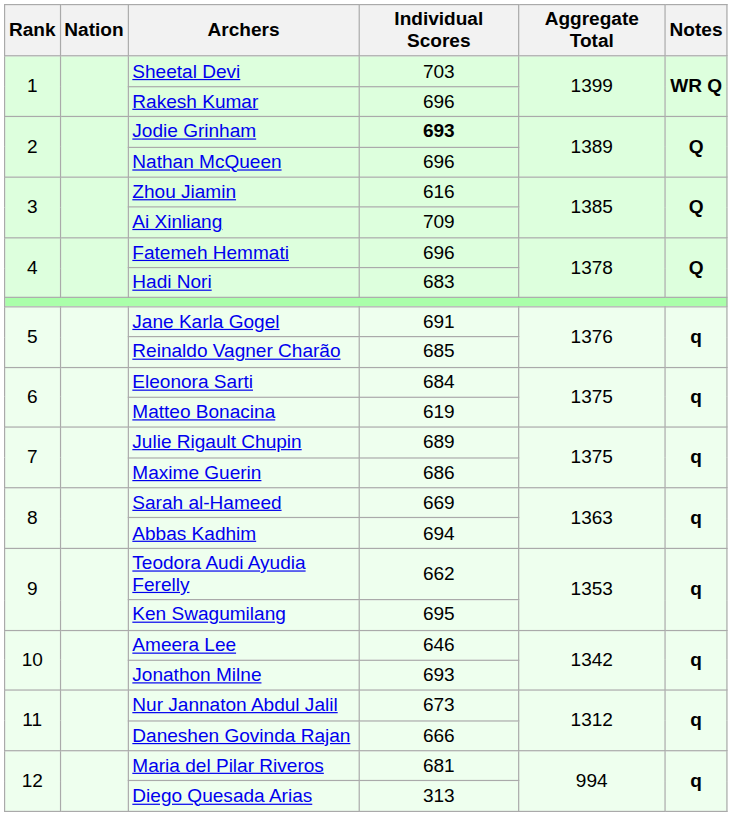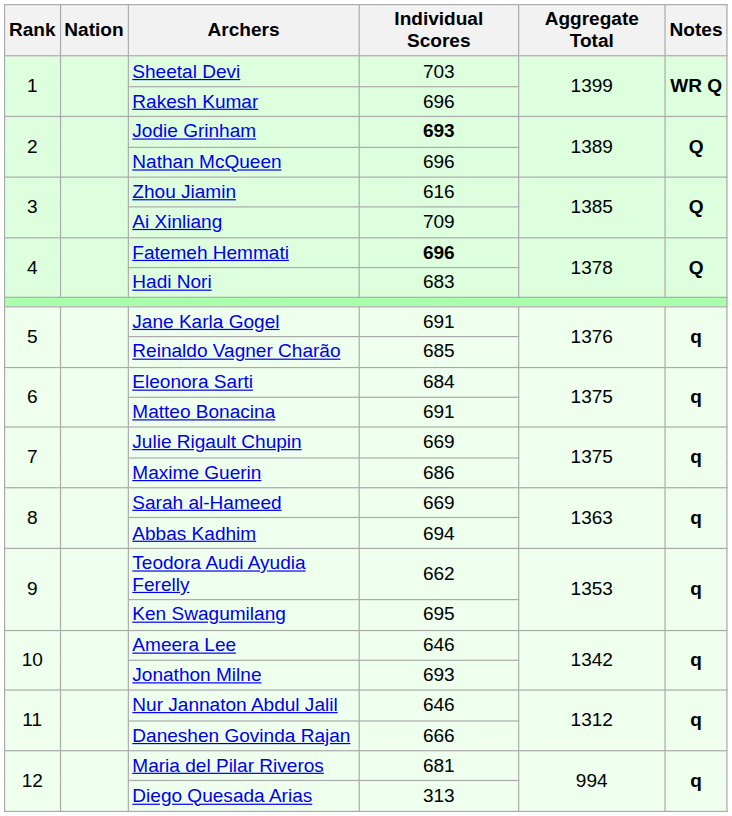(439, 252) normal -> (439, 252) bold
(439, 412) 619 -> (439, 412) 691
(439, 442) 689 -> (439, 442) 669
(439, 705) 673 -> (439, 705) 646
